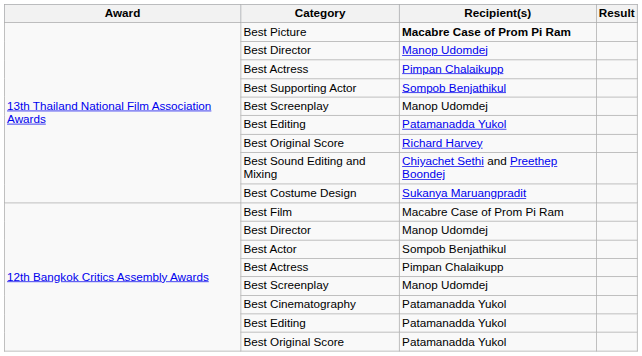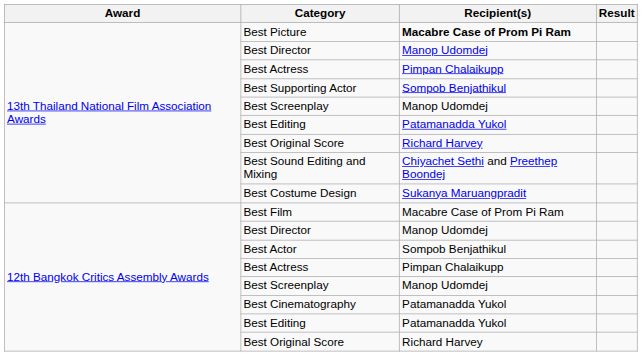(454, 341) Patamanadda Yukol -> (442, 341) Richard Harvey
